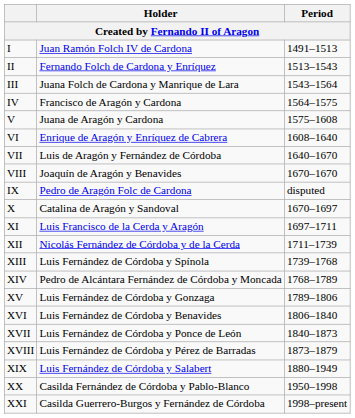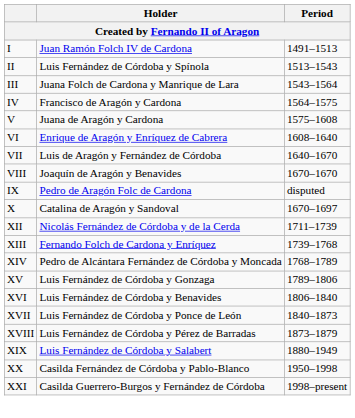(128, 66) Fernando Folch de Cardona y Enríquez -> (124, 66) Luis Fernández de Córdoba y Spínola
- row: (13, 226)
(124, 262) Luis Fernández de Córdoba y Spínola -> (128, 244) Fernando Folch de Cardona y Enríquez
